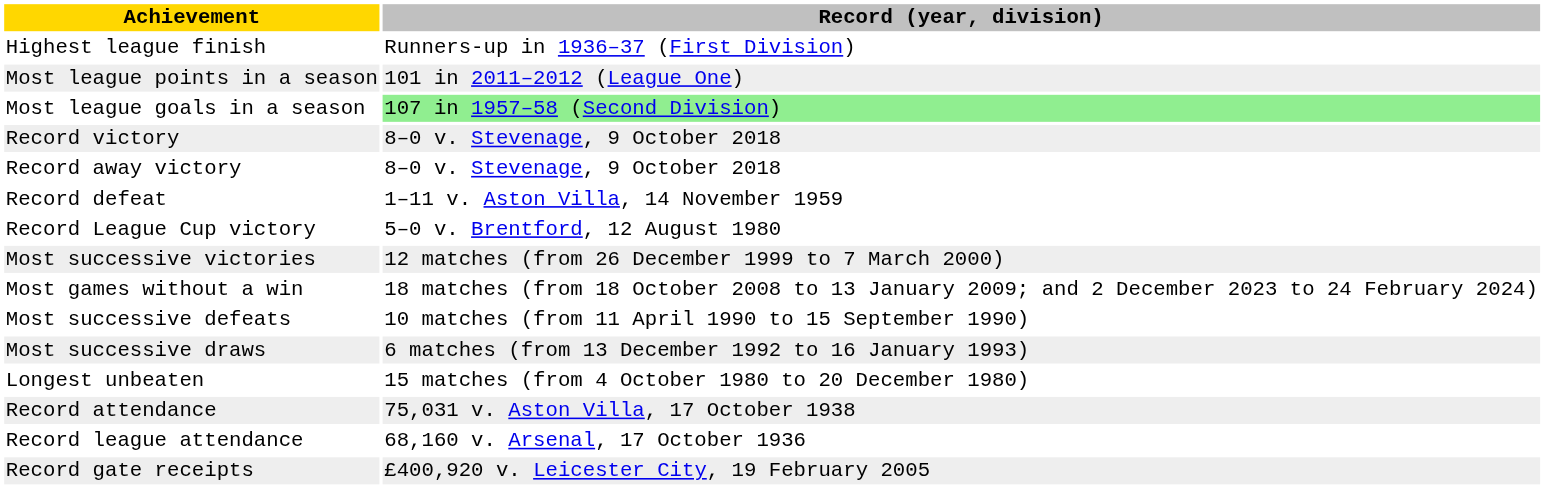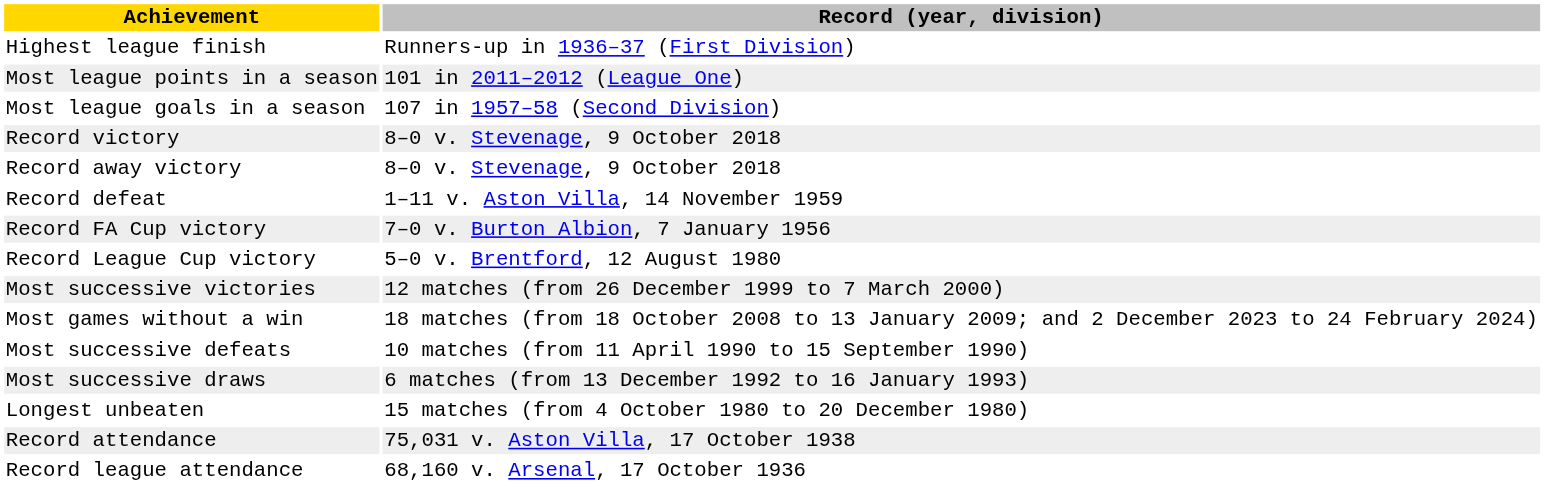(583, 108) lightgreen background -> (583, 108) no background
+ row: (136, 229)
- row: (130, 471)
